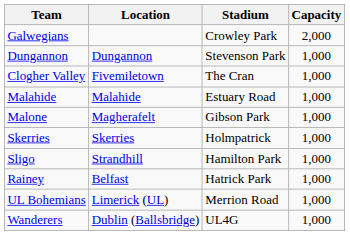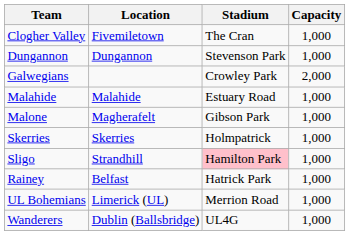rows swapped: (46, 76) <-> (38, 35)
(243, 158) no background -> (243, 158) pink background
